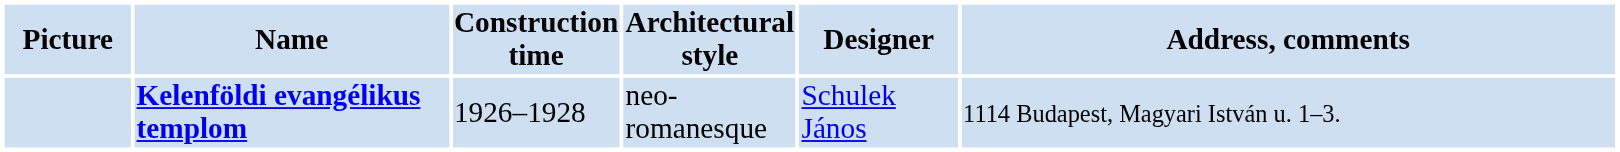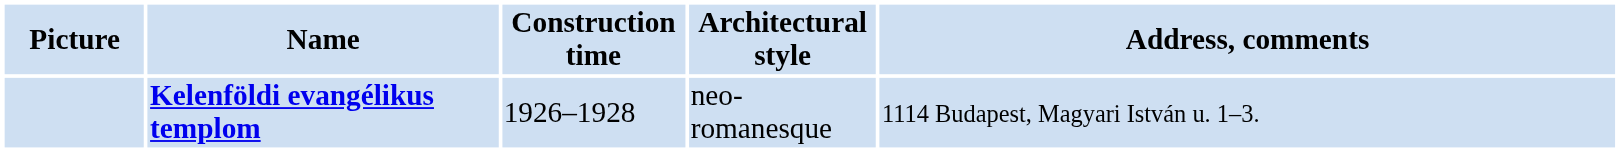- column: (879, 39)
